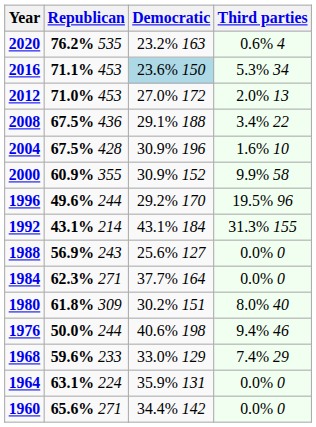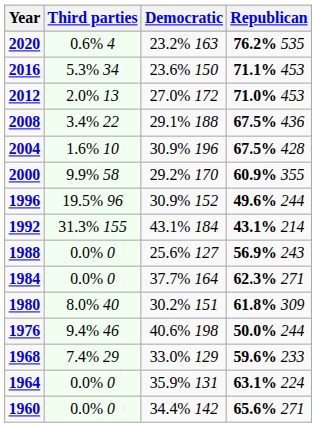columns swapped: (86, 18) <-> (263, 18)
(171, 70) lightblue background -> (184, 70) no background
(171, 174) 30.9% 152 -> (184, 174) 29.2% 170
(171, 200) 29.2% 170 -> (184, 200) 30.9% 152
